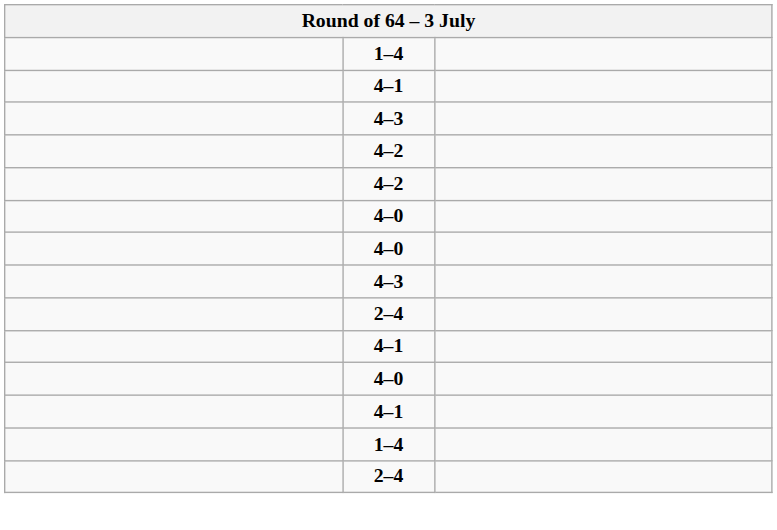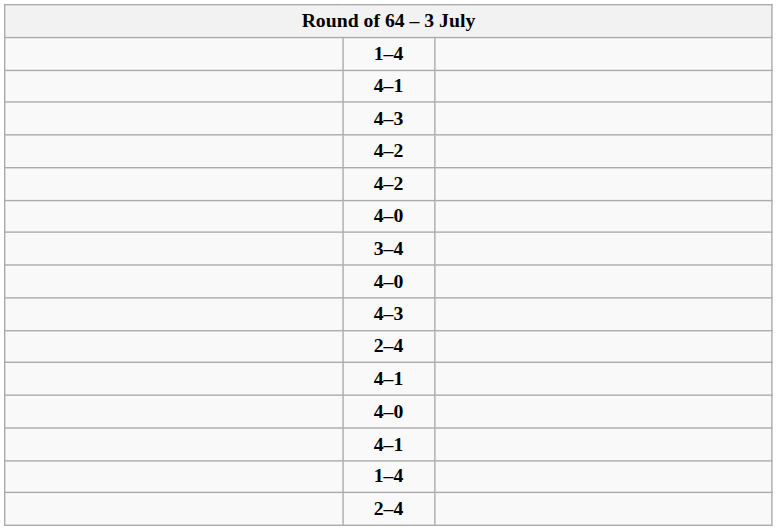+ row: (174, 249)
